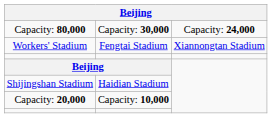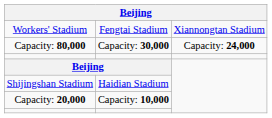rows swapped: (50, 45) <-> (50, 29)
